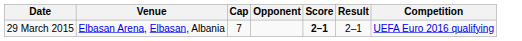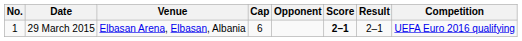+ column: (15, 12)
(239, 28) 7 -> (260, 28) 6
